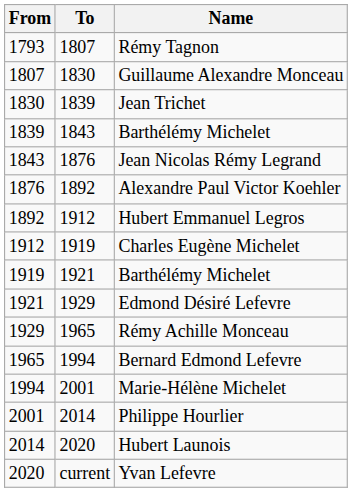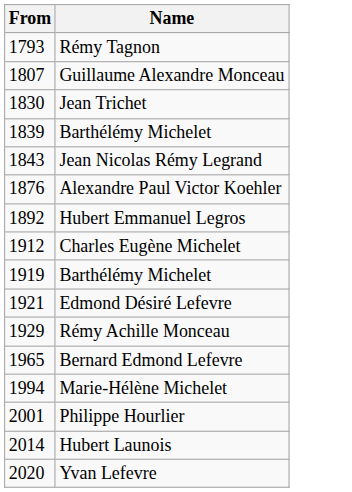- column: (85, 18)
